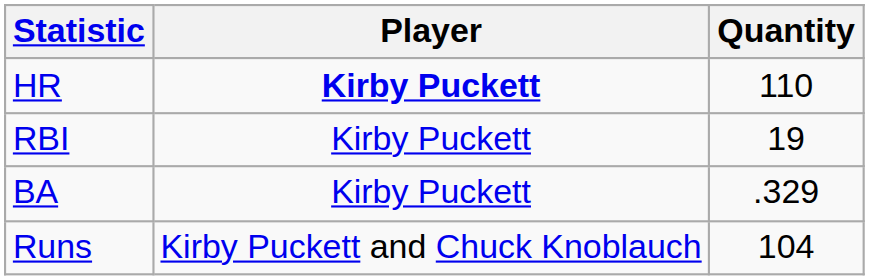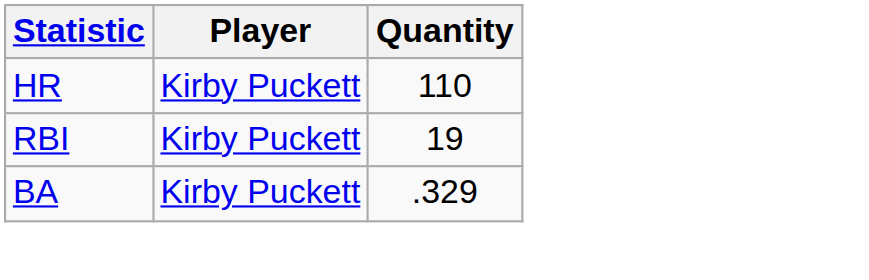(431, 85) bold -> (260, 85) normal
- row: (52, 246)
